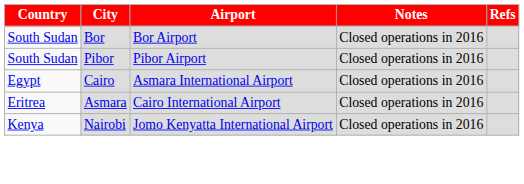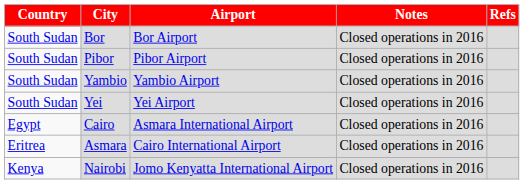+ row: (105, 80)
+ row: (93, 102)
